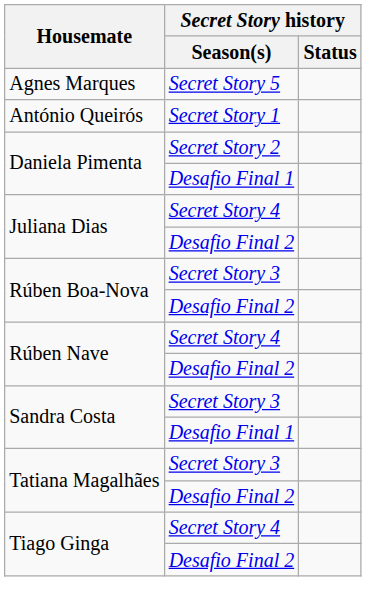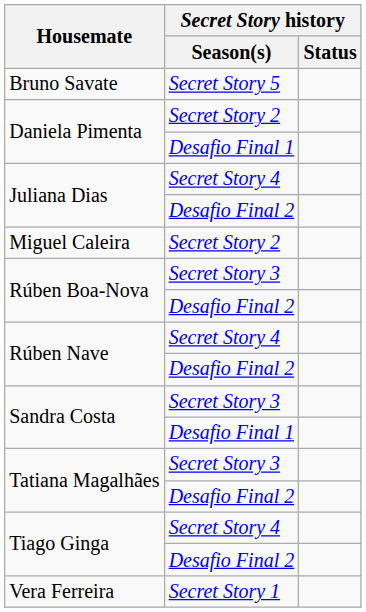- row: (72, 83)
- row: (76, 115)
+ row: (63, 83)
+ row: (69, 242)
+ row: (62, 591)
